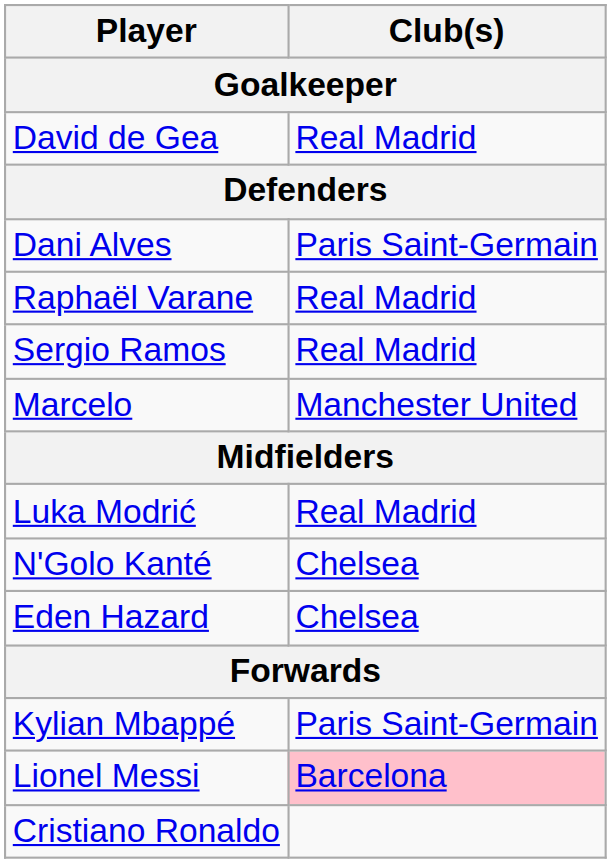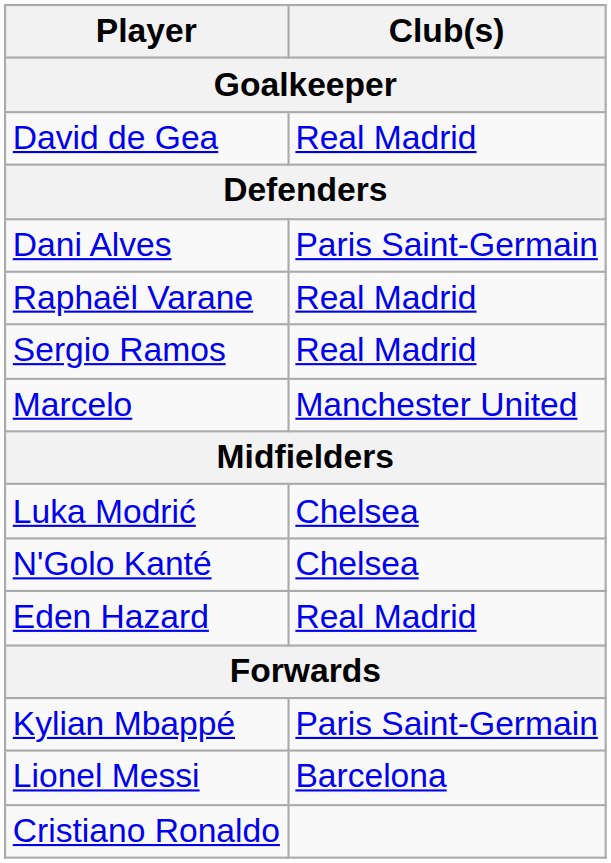(386, 510) Real Madrid -> (357, 510) Chelsea
(357, 617) Chelsea -> (386, 617) Real Madrid
(371, 777) pink background -> (371, 777) no background
